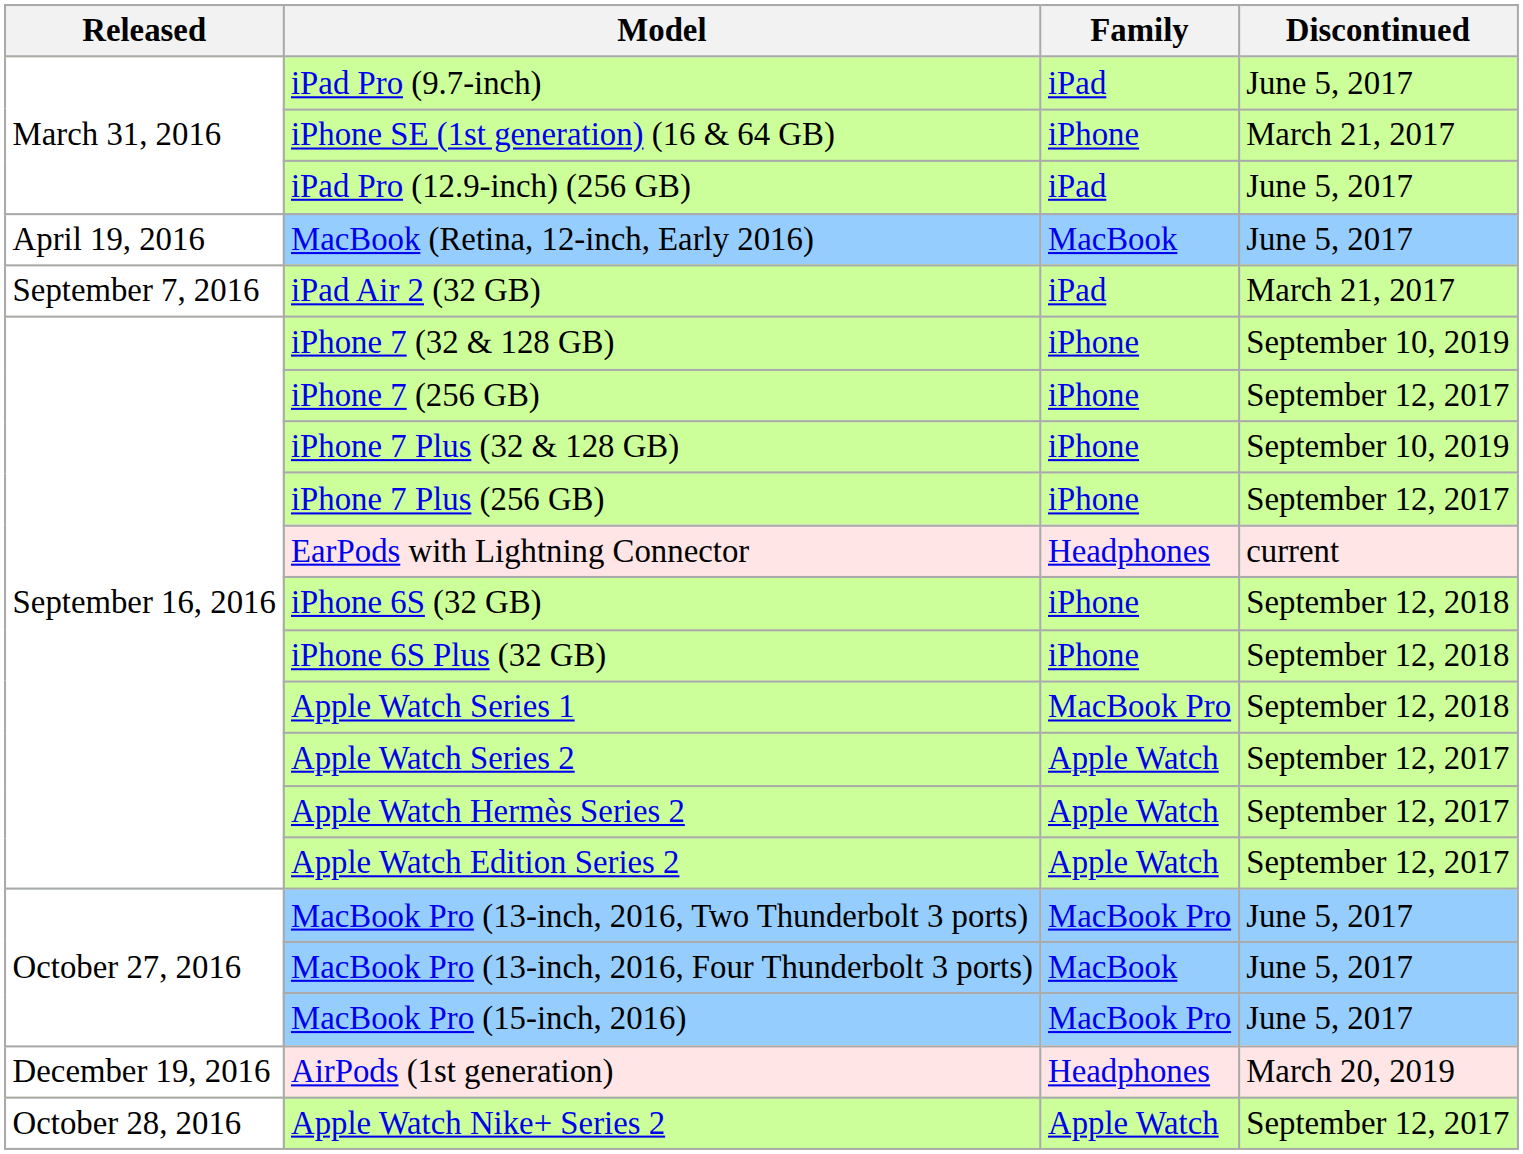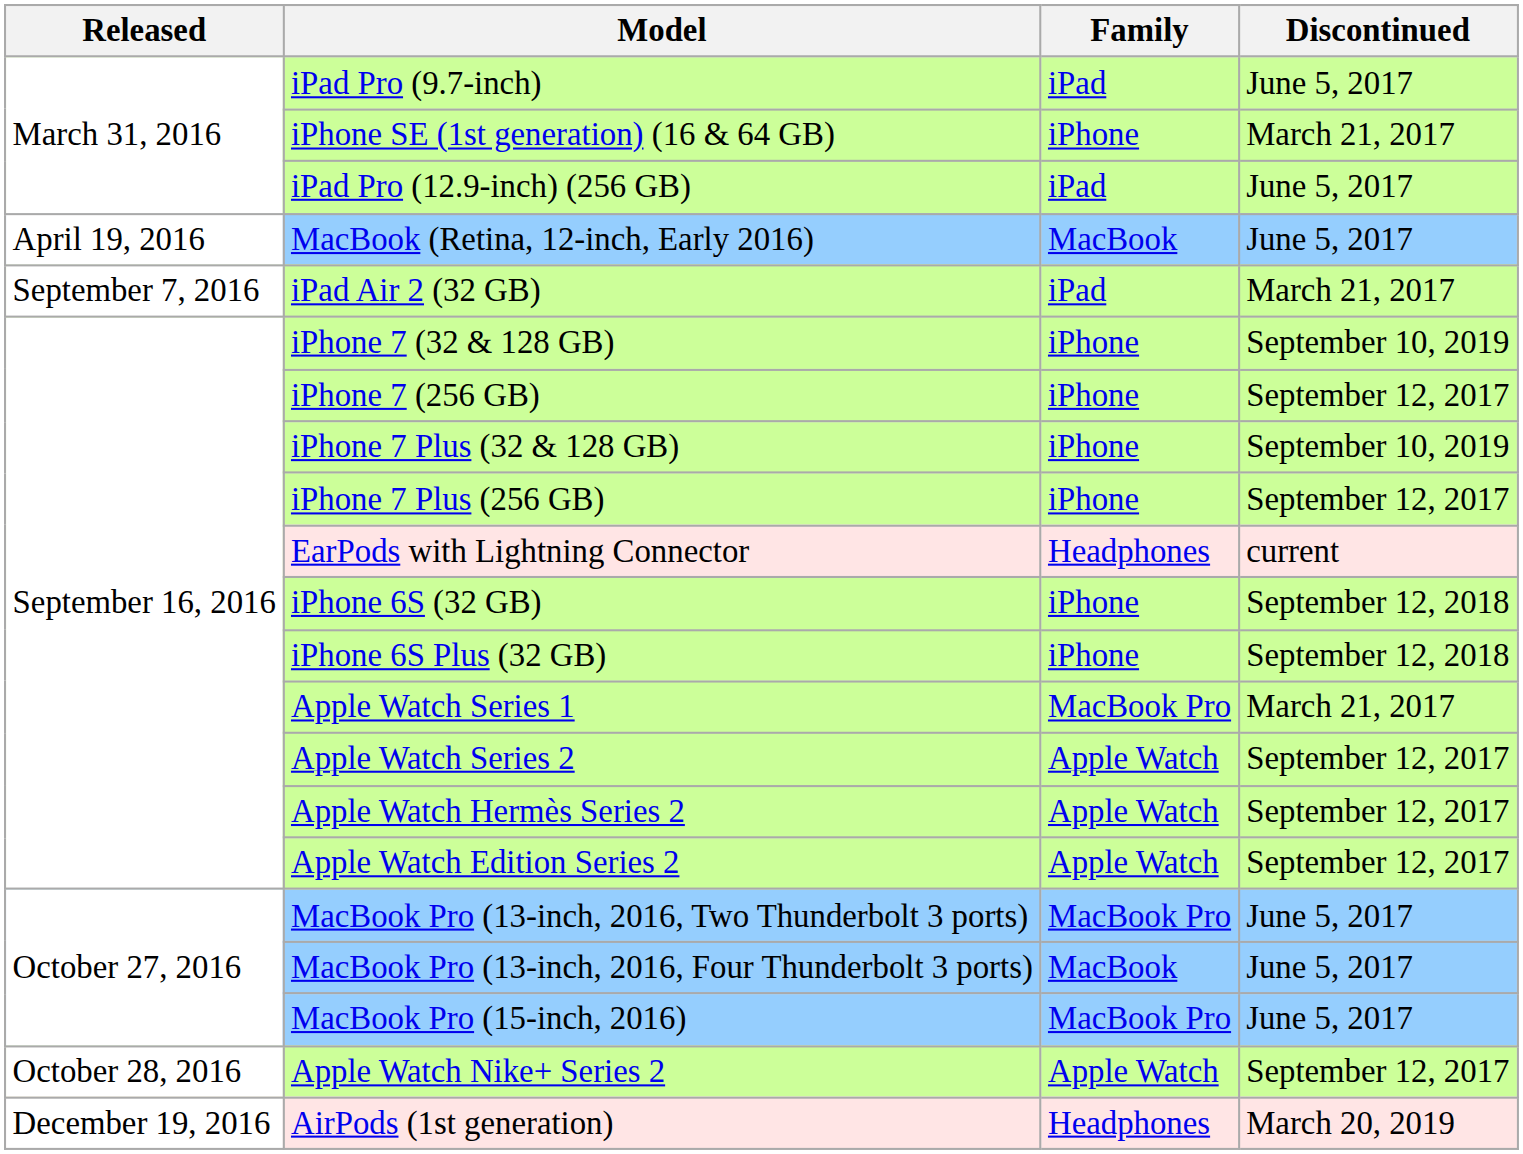(1378, 706) September 12, 2018 -> (1351, 706) March 21, 2017
rows swapped: (478, 1122) <-> (452, 1070)
